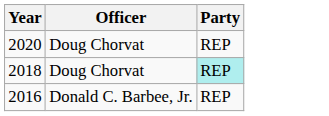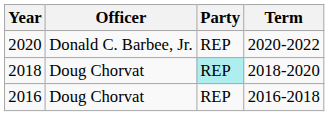+ column: (284, 17)
(97, 44) Doug Chorvat -> (121, 44) Donald C. Barbee, Jr.
(121, 96) Donald C. Barbee, Jr. -> (97, 96) Doug Chorvat
